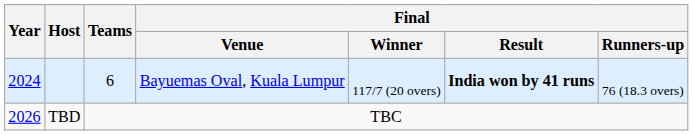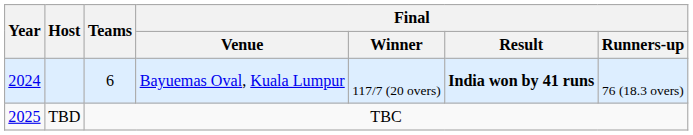(24, 117) 2026 -> (24, 117) 2025
